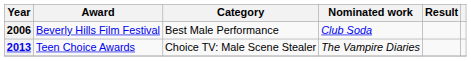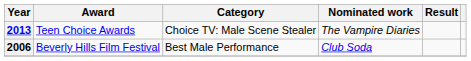rows swapped: (19, 30) <-> (19, 47)
